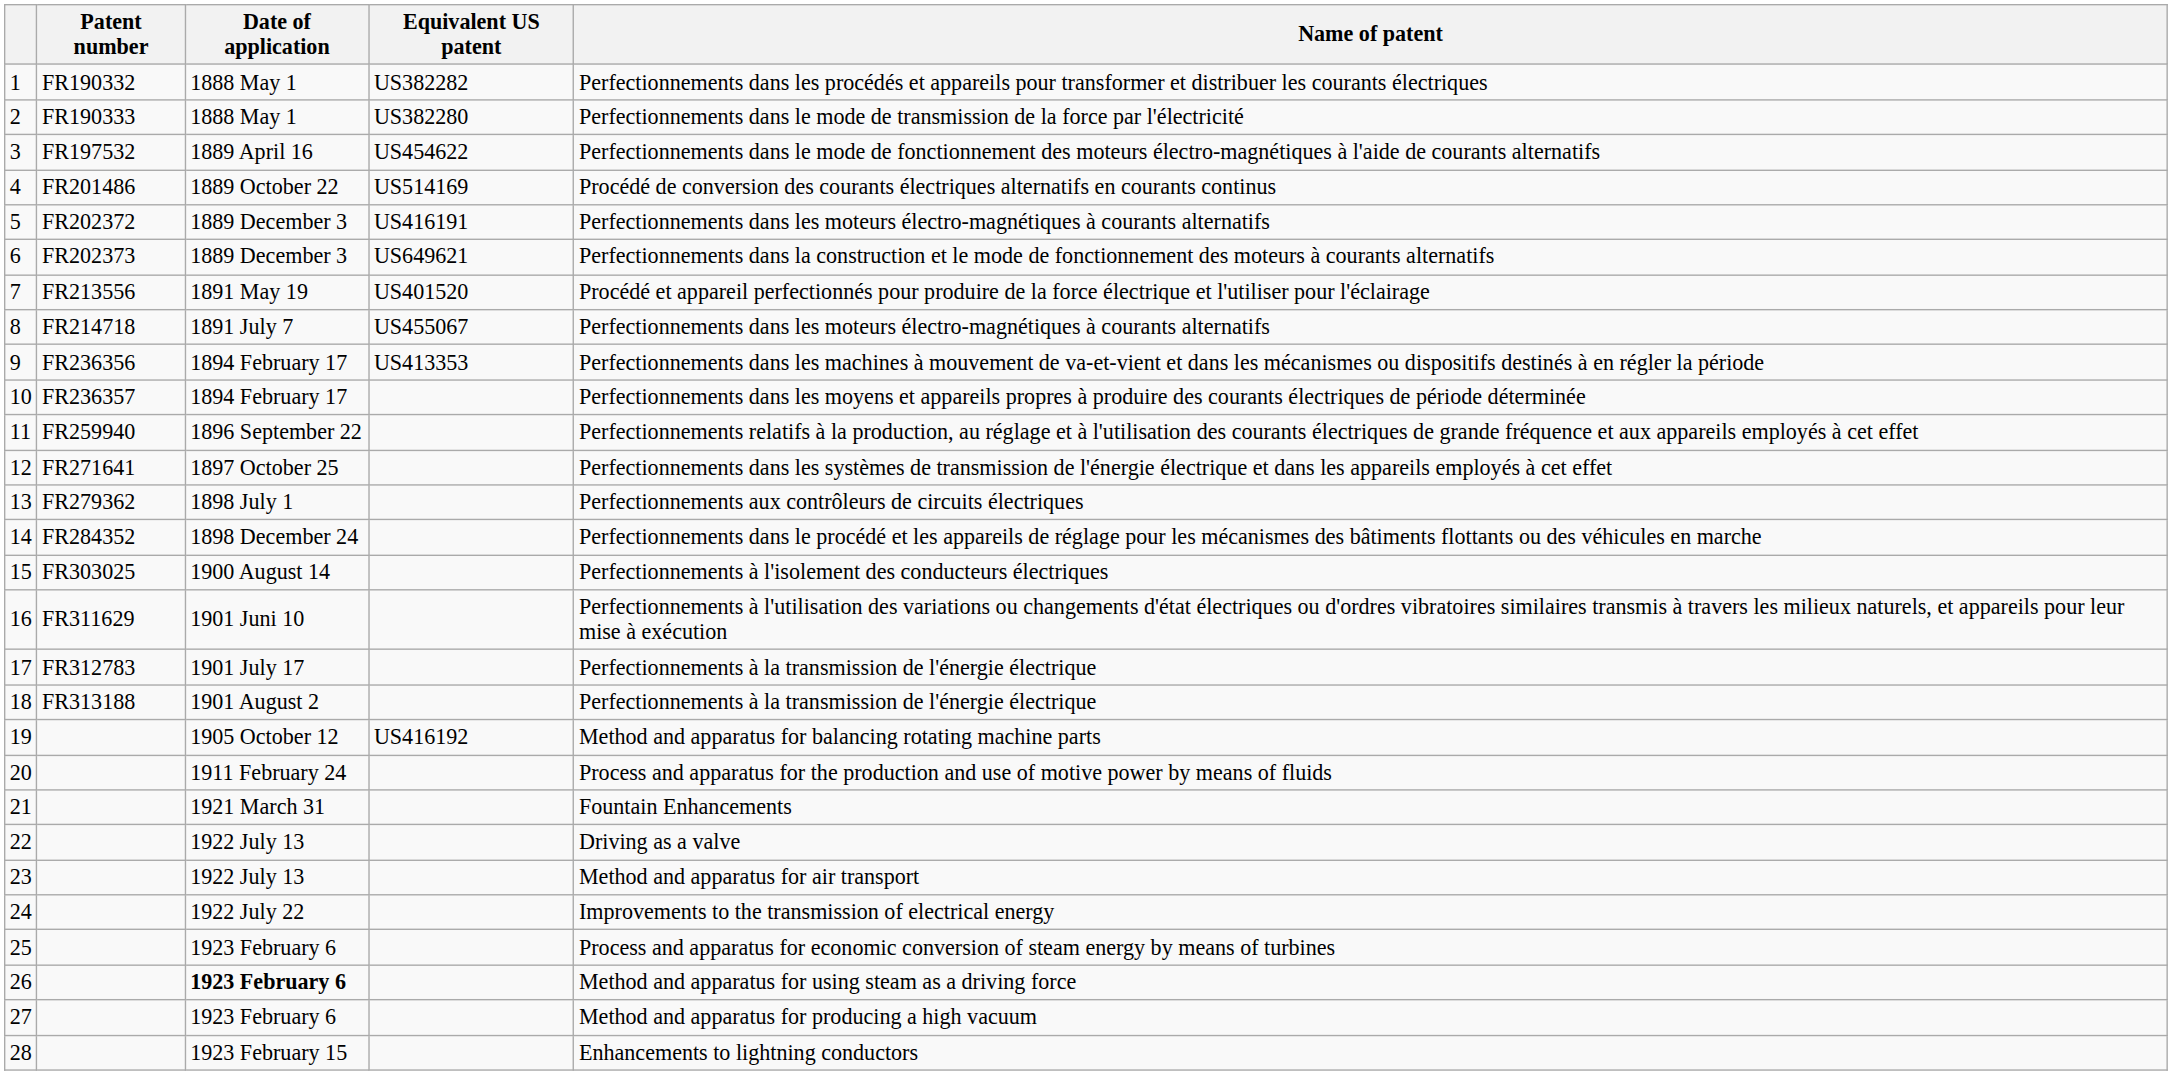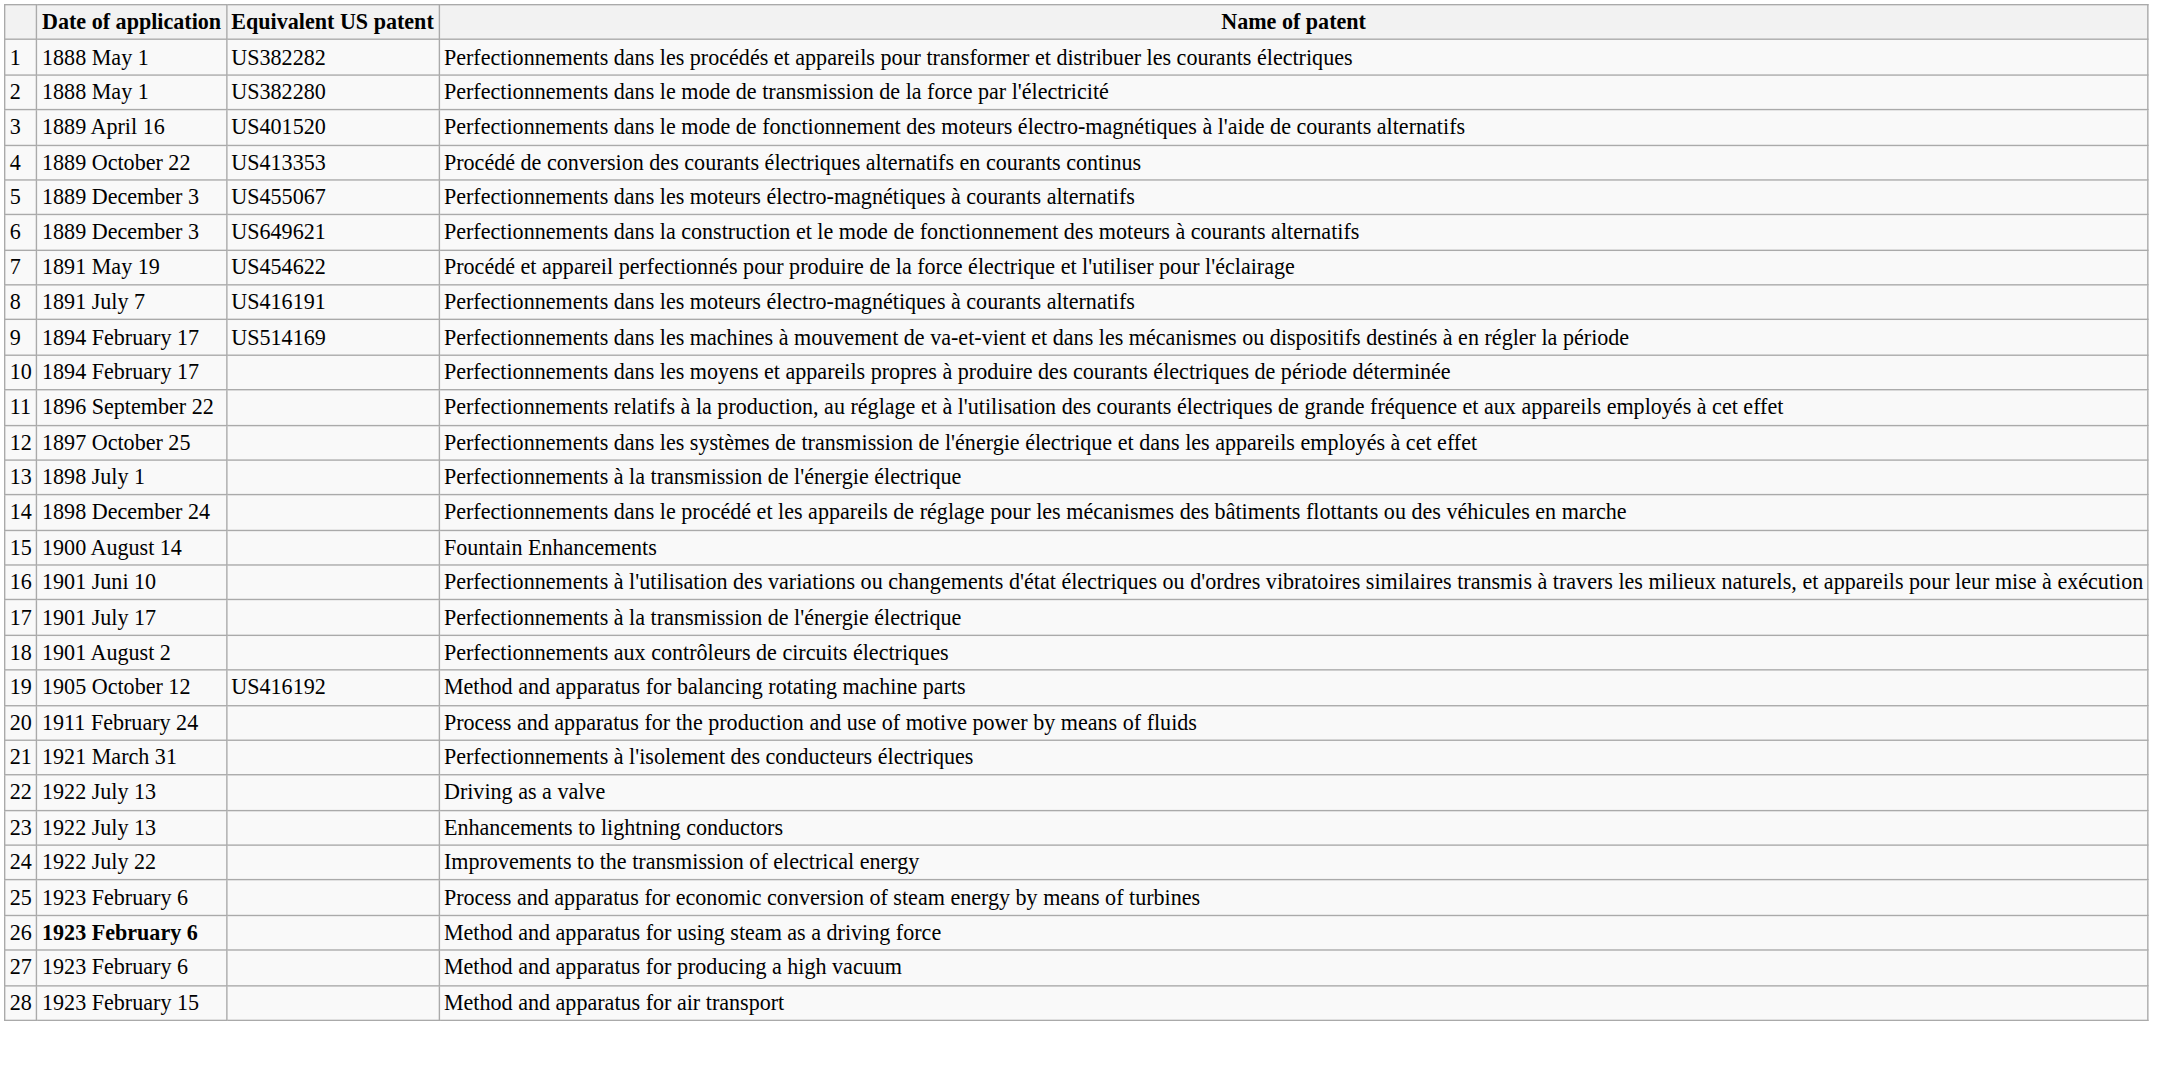- column: (111, 34)
(421, 151) US454622 -> (279, 127) US401520
(421, 186) US514169 -> (279, 162) US413353
(421, 221) US416191 -> (279, 197) US455067
(421, 291) US401520 -> (279, 267) US454622
(421, 326) US455067 -> (279, 302) US416191
(421, 362) US413353 -> (279, 337) US514169
(831, 502) Perfectionnements aux contrôleurs de circuits électriques -> (703, 477) Perfectionnements à la transmission de l'énergie électrique
(844, 572) Perfectionnements à l'isolement des conducteurs électriques -> (550, 547) Fountain Enhancements
(838, 702) Perfectionnements à la transmission de l'énergie électrique -> (696, 652) Perfectionnements aux contrôleurs de circuits électriques
(685, 807) Fountain Enhancements -> (709, 757) Perfectionnements à l'isolement des conducteurs électriques
(749, 877) Method and apparatus for air transport -> (613, 827) Enhancements to lightning conductors
(749, 1052) Enhancements to lightning conductors -> (614, 1002) Method and apparatus for air transport
